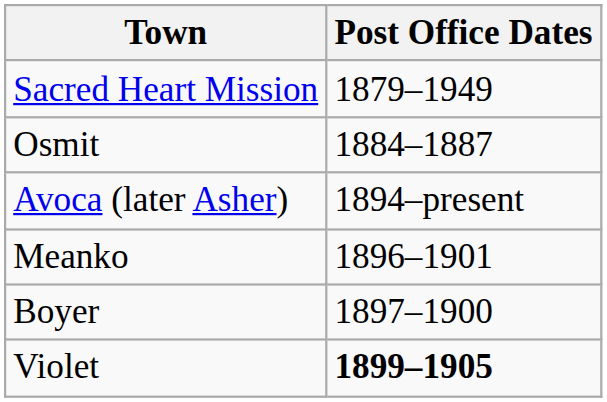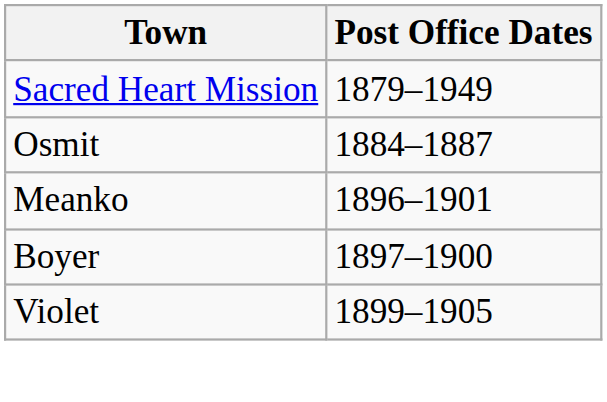- row: (151, 199)
(414, 367) bold -> (414, 311) normal
